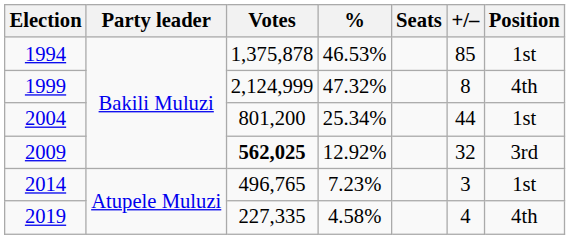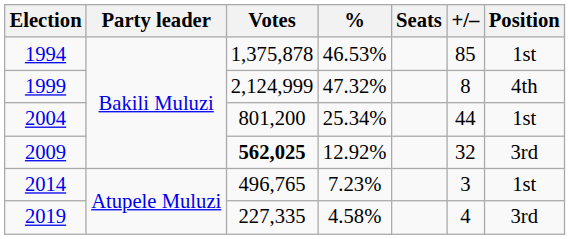(524, 217) 4th -> (524, 217) 3rd
